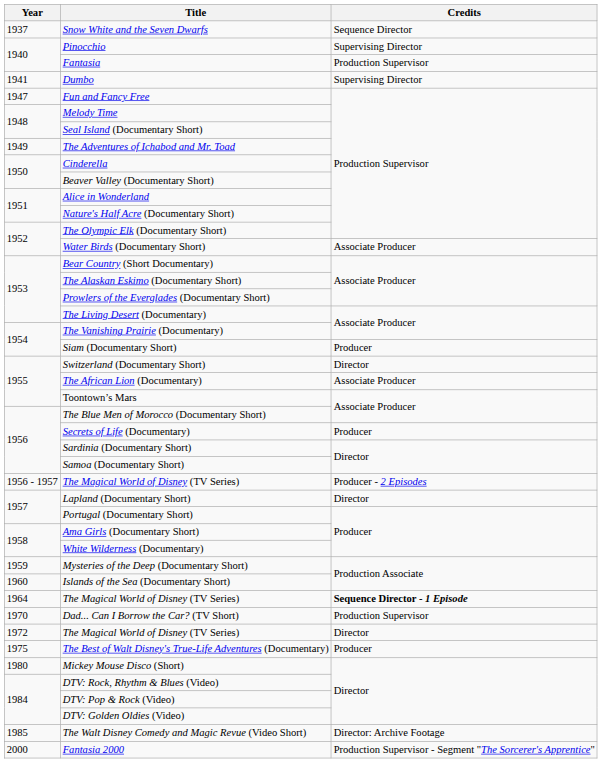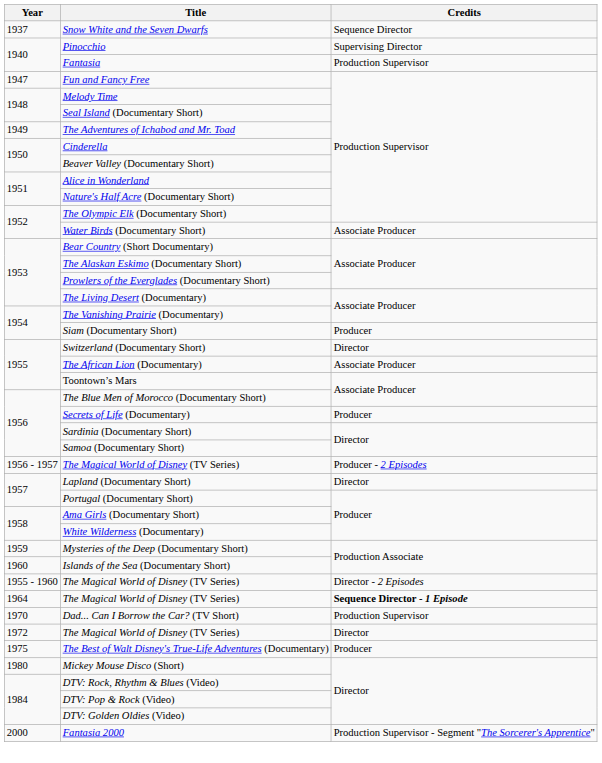- row: (17, 79)
+ row: (32, 582)
- row: (17, 733)
